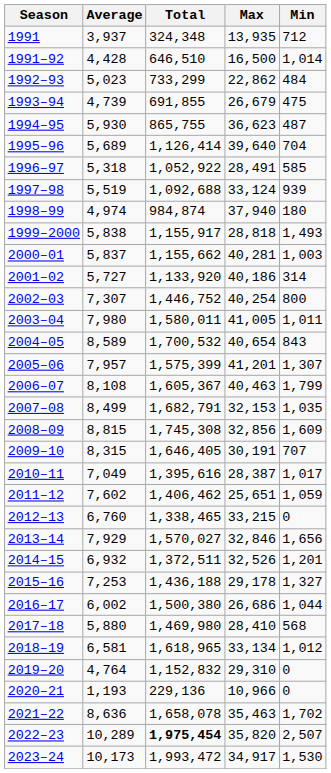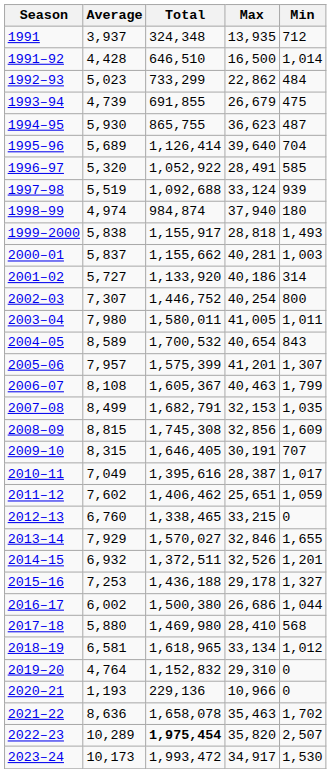(106, 168) 5,318 -> (106, 168) 5,320
(302, 539) 1,656 -> (302, 539) 1,655
